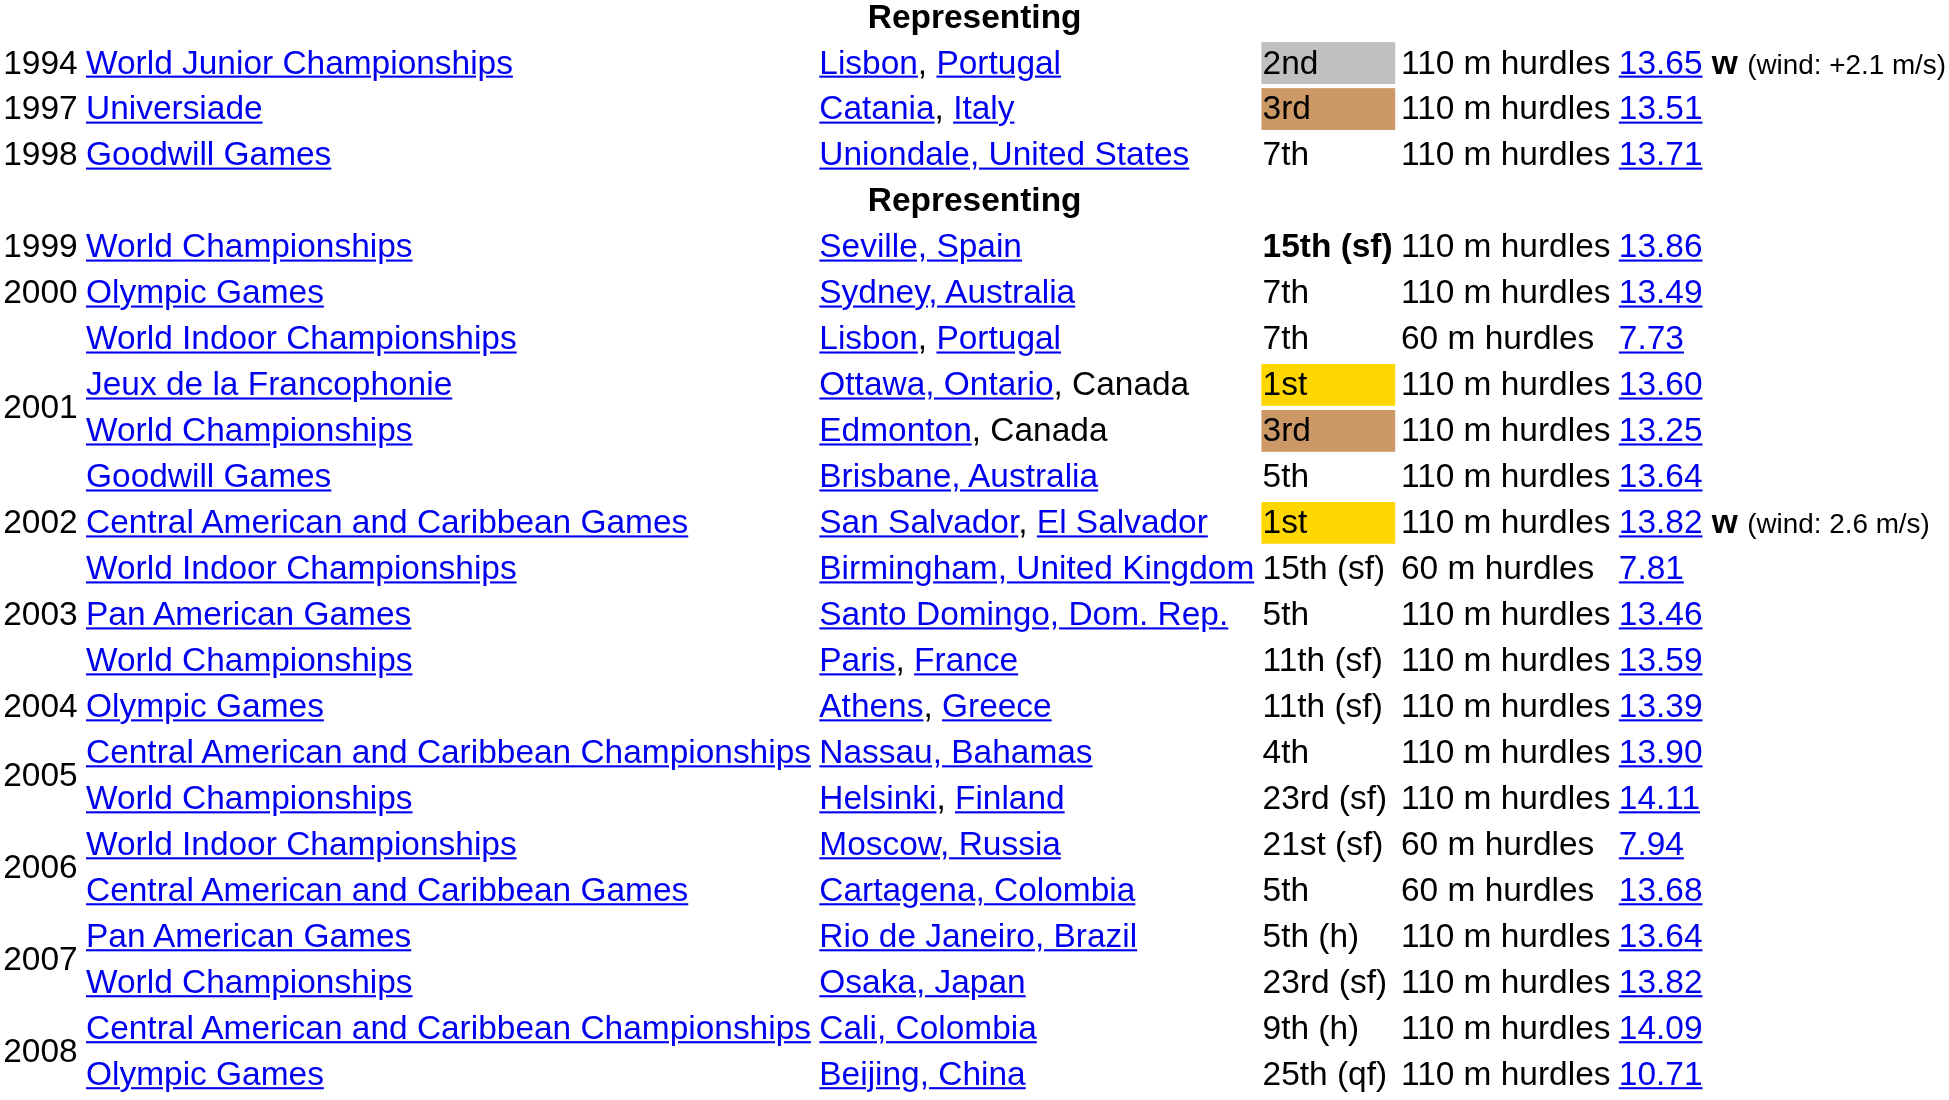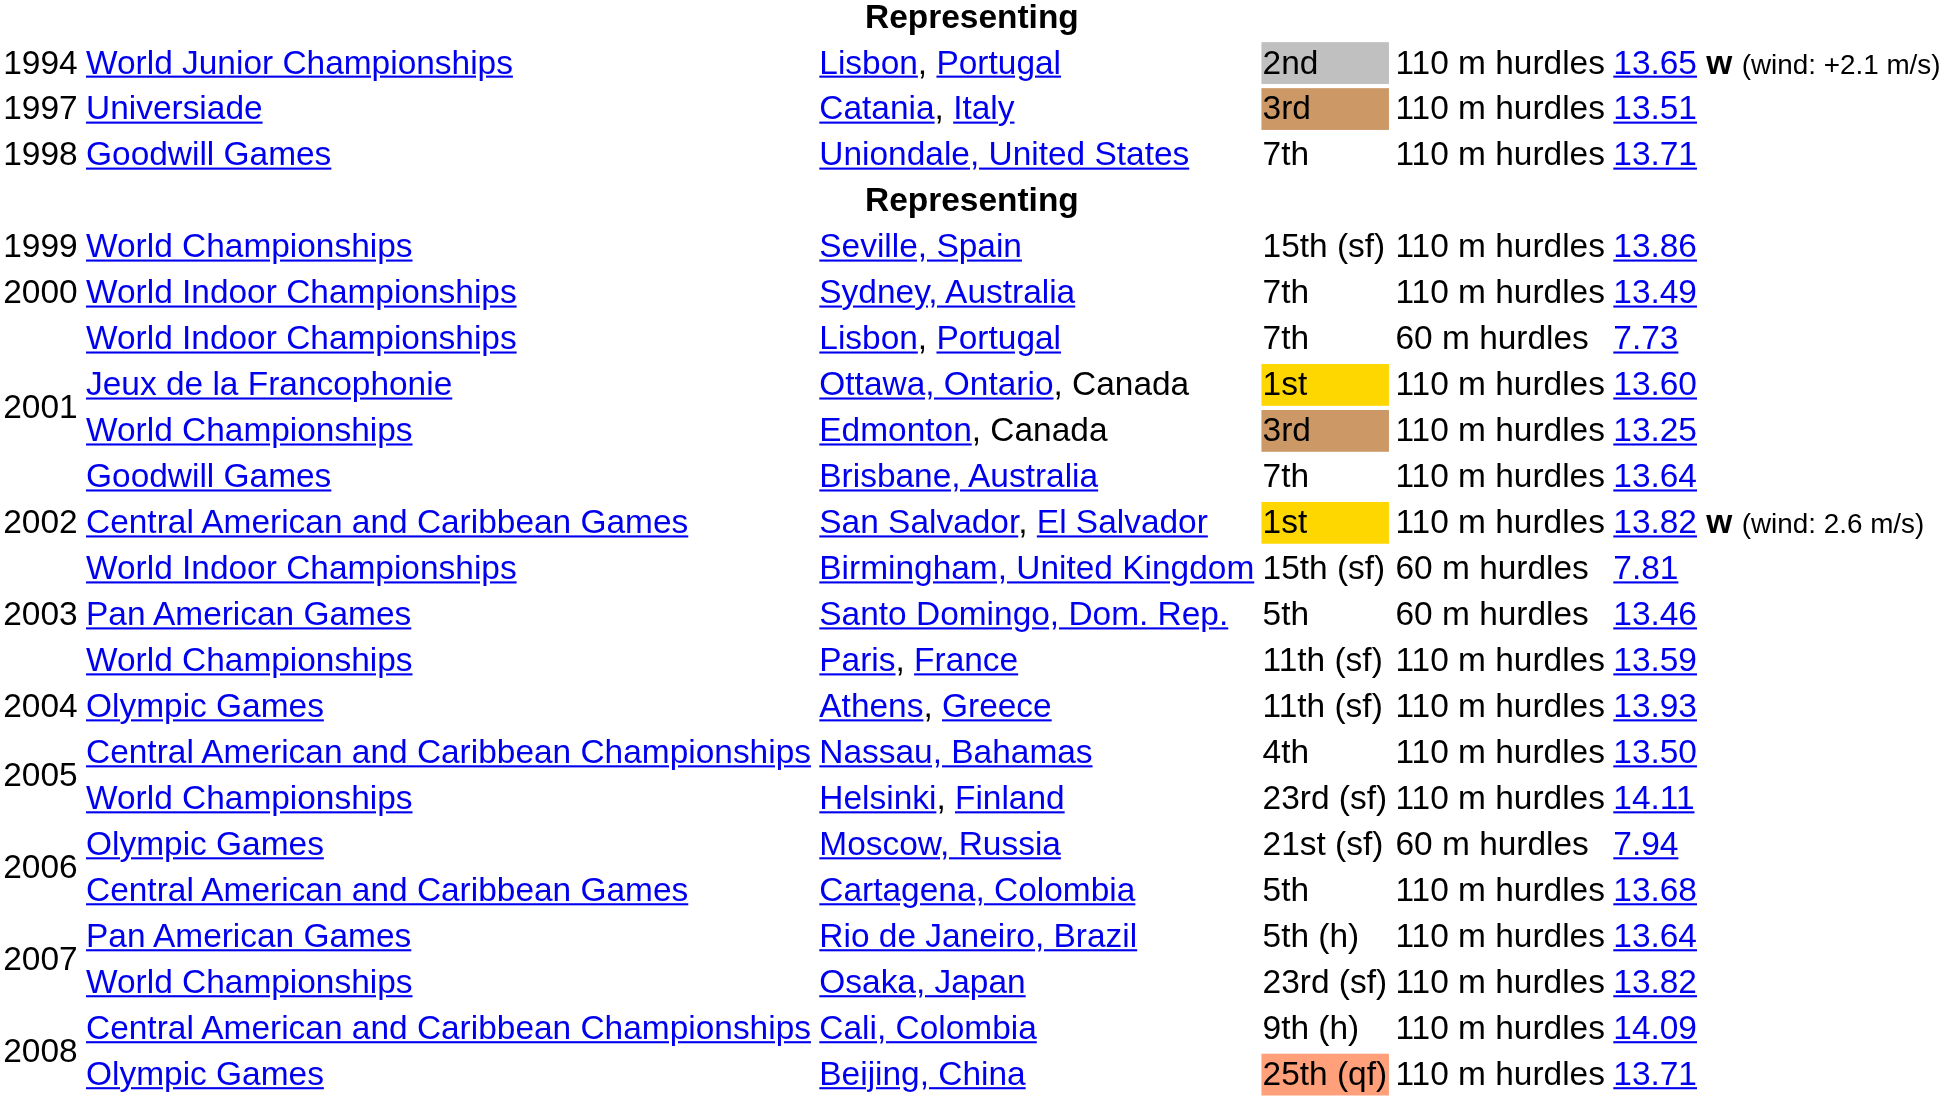(1328, 246) bold -> (1324, 246) normal
(205, 292) Olympic Games -> (301, 292) World Indoor Championships
(1286, 476) 5th -> (1286, 476) 7th
(1506, 614) 110 m hurdles -> (1492, 614) 60 m hurdles
(1661, 706) 13.39 -> (1655, 706) 13.93
(1661, 752) 13.90 -> (1655, 752) 13.50
(301, 844) World Indoor Championships -> (205, 844) Olympic Games
(1498, 890) 60 m hurdles -> (1500, 890) 110 m hurdles
(1325, 1074) no background -> (1325, 1074) lightsalmon background
(1661, 1074) 10.71 -> (1655, 1074) 13.71
